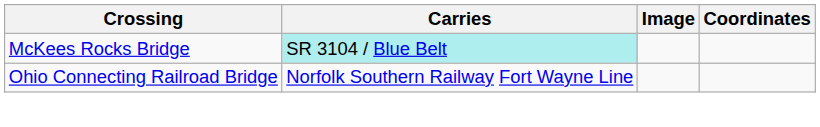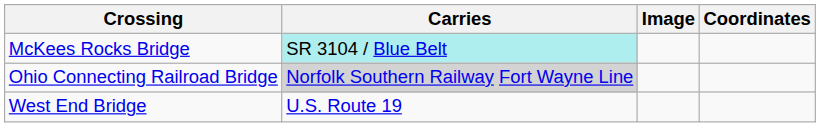(460, 77) no background -> (460, 77) lightgrey background
+ row: (78, 106)
